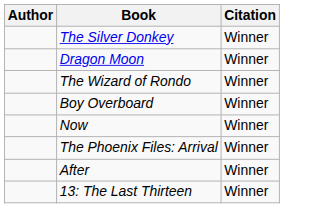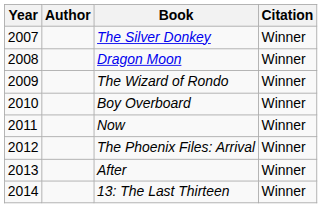+ column: (23, 15)
